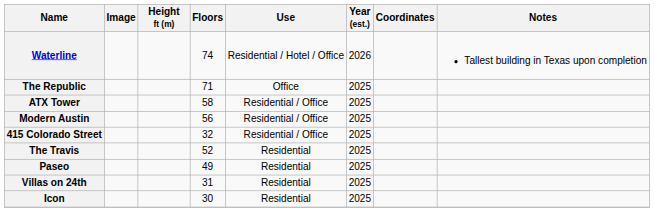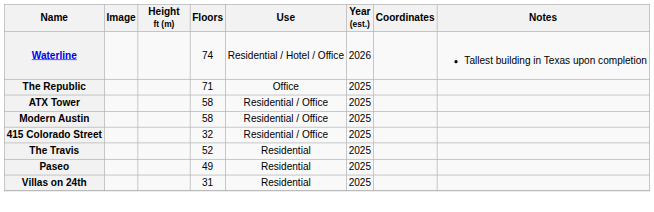(208, 119) 56 -> (208, 119) 58
- row: (54, 199)
